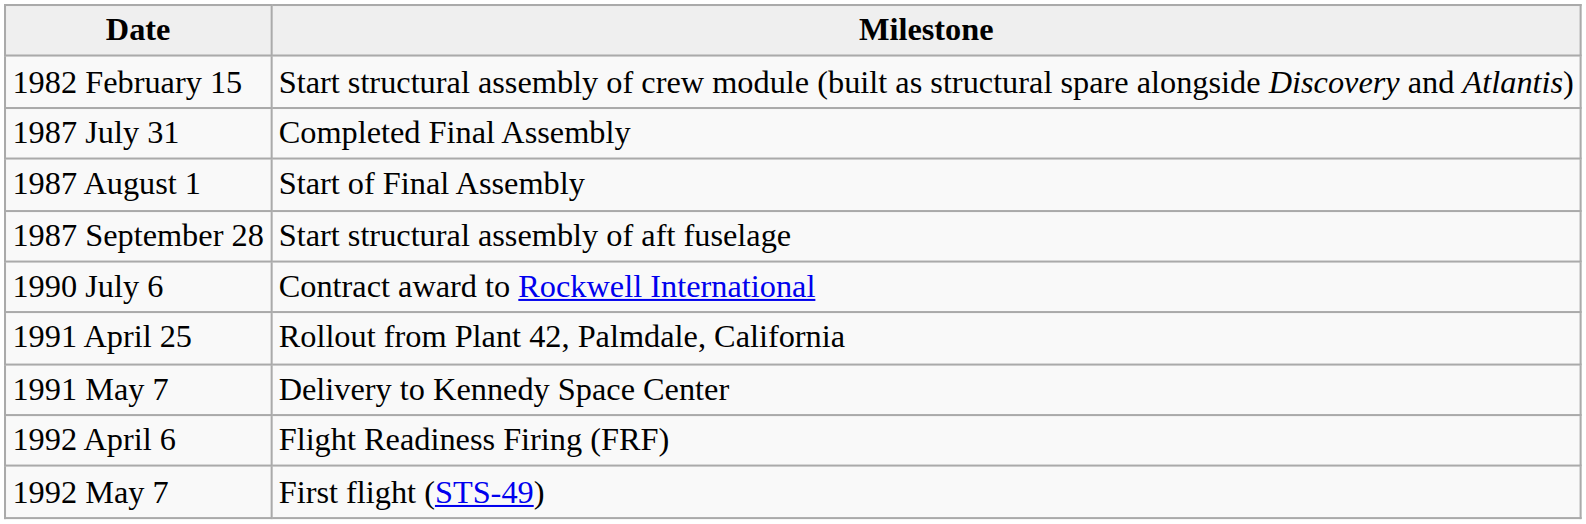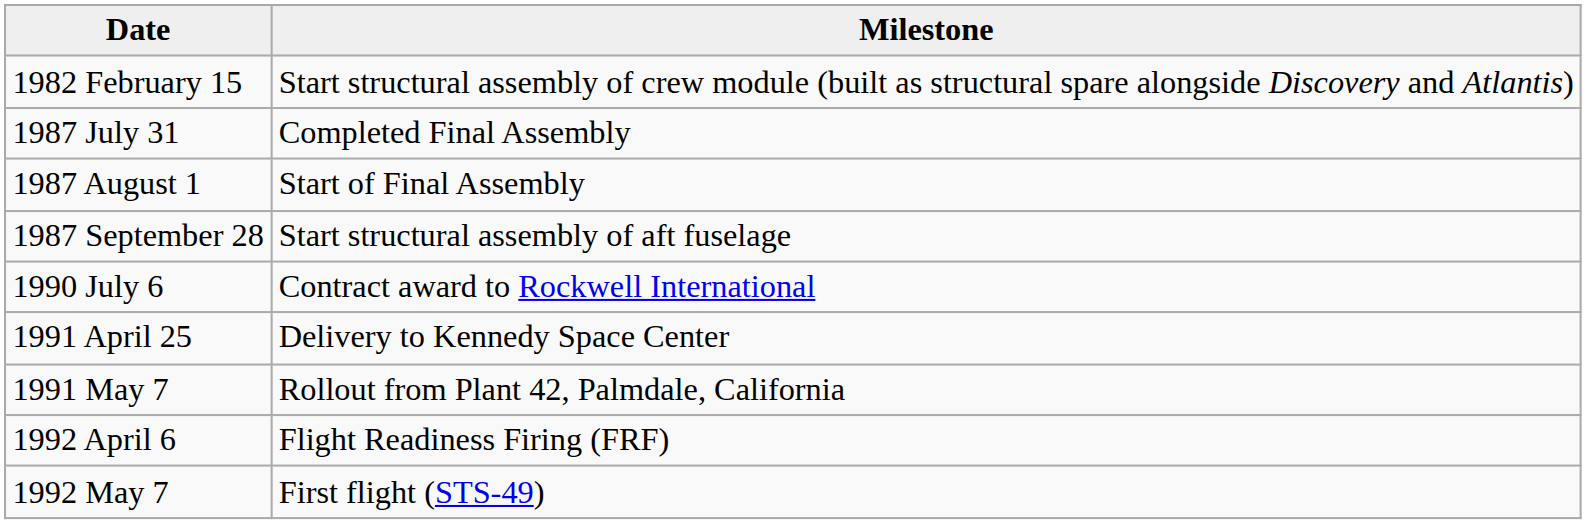(562, 337) Rollout from Plant 42, Palmdale, California -> (504, 337) Delivery to Kennedy Space Center
(504, 388) Delivery to Kennedy Space Center -> (562, 388) Rollout from Plant 42, Palmdale, California
